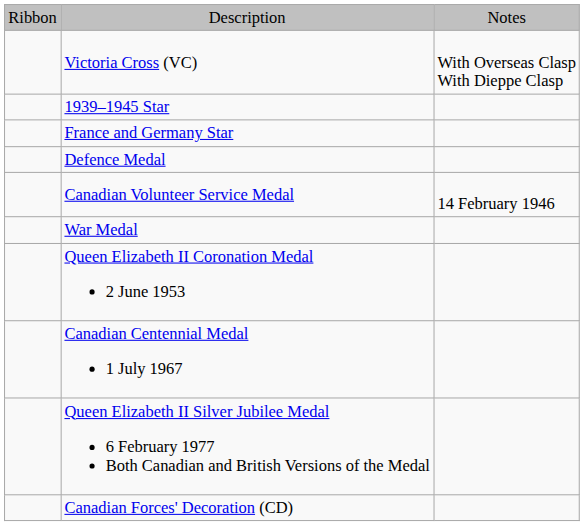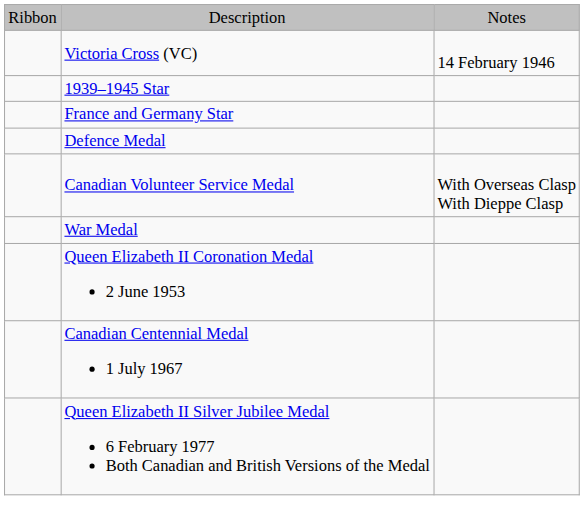(507, 71) With Overseas Clasp With Dieppe Clasp -> (496, 62) 14 February 1946
(496, 203) 14 February 1946 -> (507, 194) With Overseas Clasp With Dieppe Clasp
- row: (179, 507)
